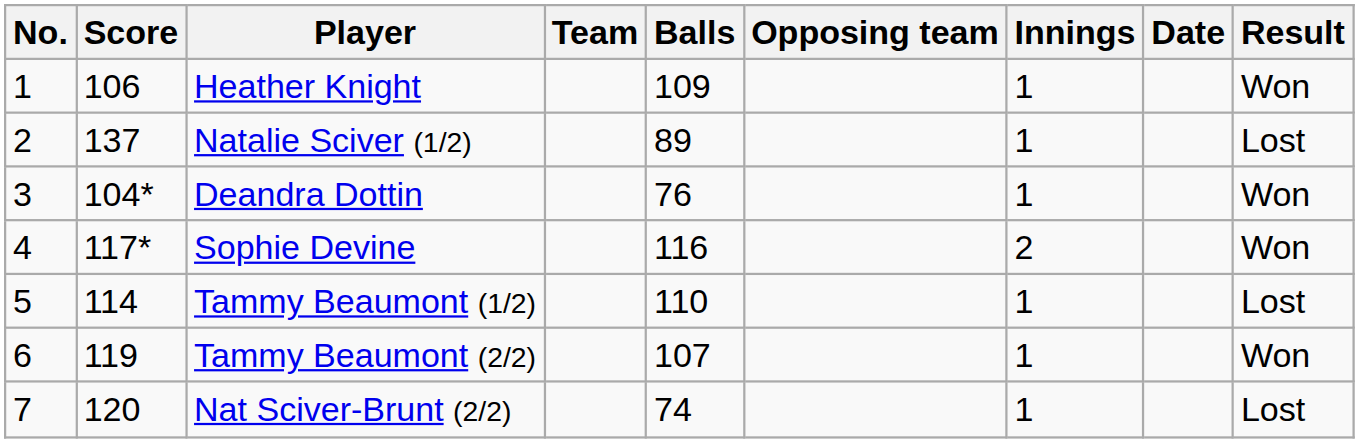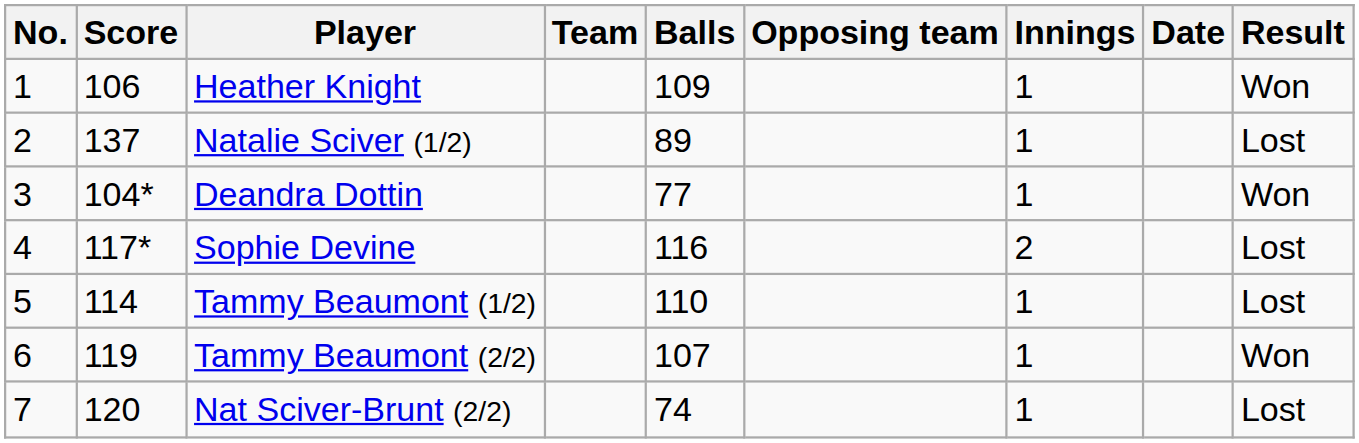(673, 194) 76 -> (673, 194) 77
(1276, 248) Won -> (1273, 248) Lost
